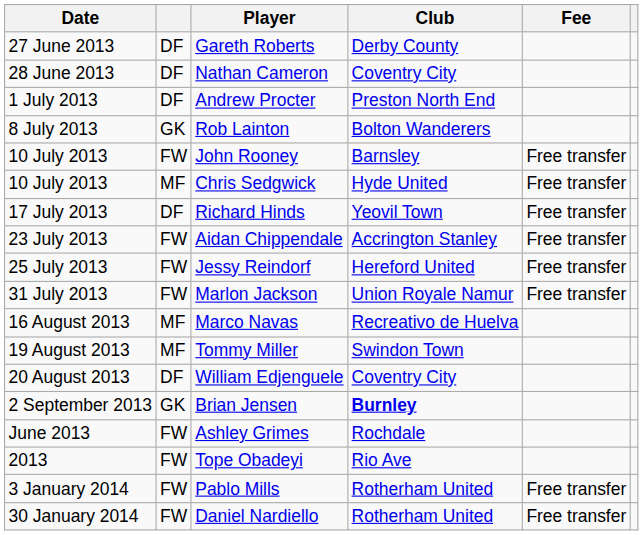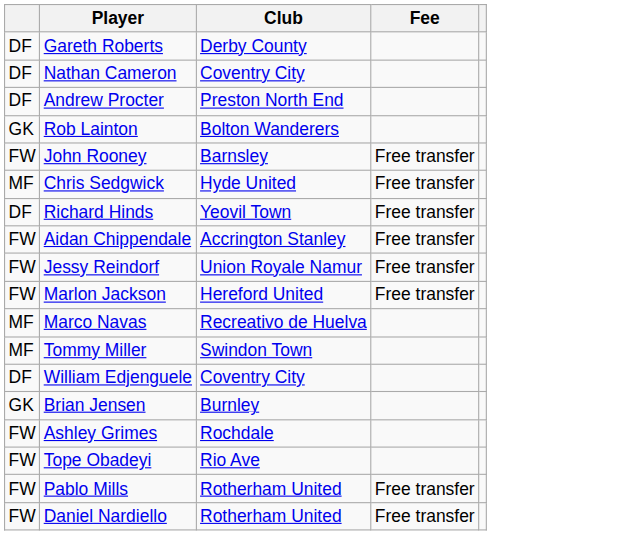- column: (80, 18)
(413, 267) Hereford United -> (281, 267) Union Royale Namur
(433, 294) Union Royale Namur -> (262, 294) Hereford United
(384, 405) bold -> (230, 405) normal
